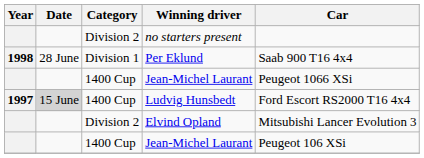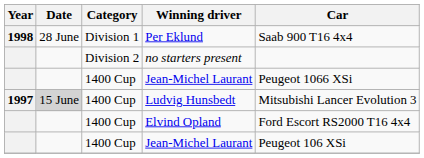rows swapped: (20, 57) <-> (20, 37)
(334, 100) Ford Escort RS2000 T16 4x4 -> (337, 100) Mitsubishi Lancer Evolution 3
(112, 121) Division 2 -> (110, 121) 1400 Cup
(337, 121) Mitsubishi Lancer Evolution 3 -> (334, 121) Ford Escort RS2000 T16 4x4
